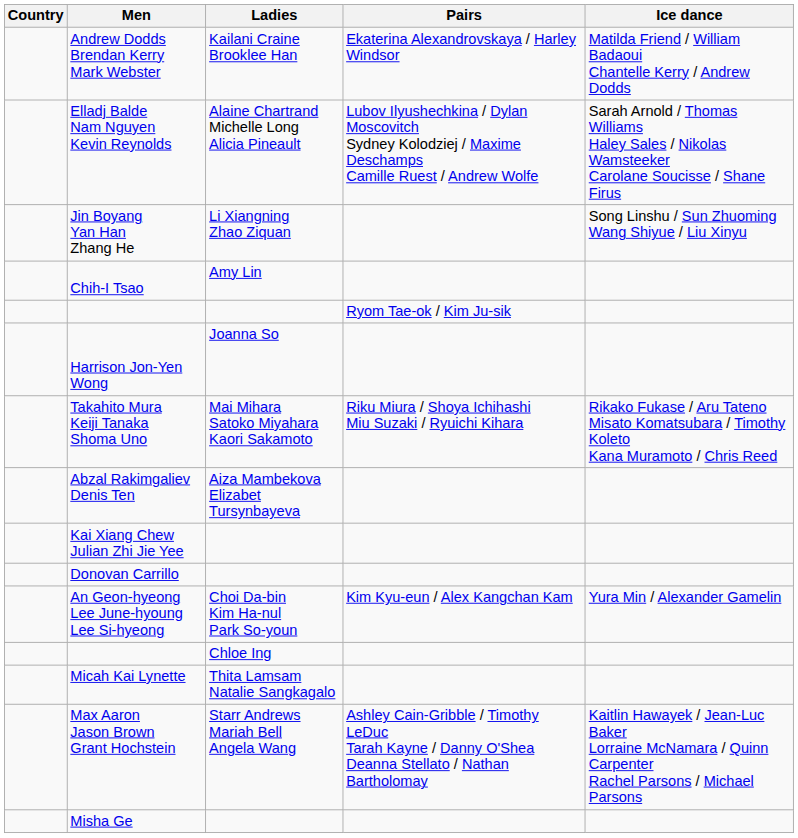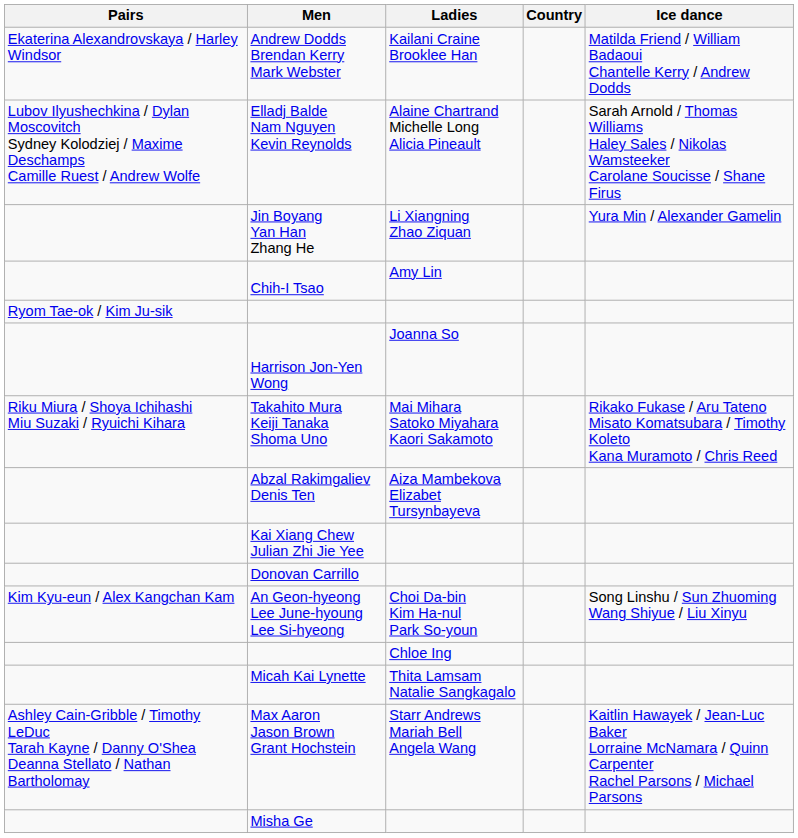columns swapped: (36, 16) <-> (464, 16)
(683, 224) Song Linshu / Sun Zhuoming Wang Shiyue / Liu Xinyu -> (685, 216) Yura Min / Alexander Gamelin
(685, 597) Yura Min / Alexander Gamelin -> (683, 605) Song Linshu / Sun Zhuoming Wang Shiyue / Liu Xinyu
